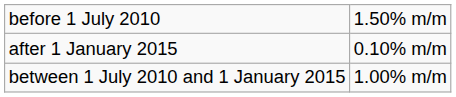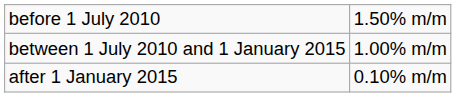rows swapped: (177, 77) <-> (93, 48)
